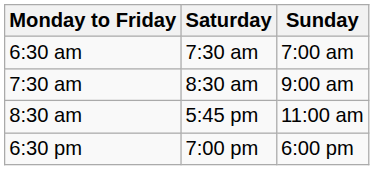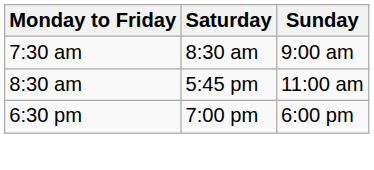- row: (46, 52)
